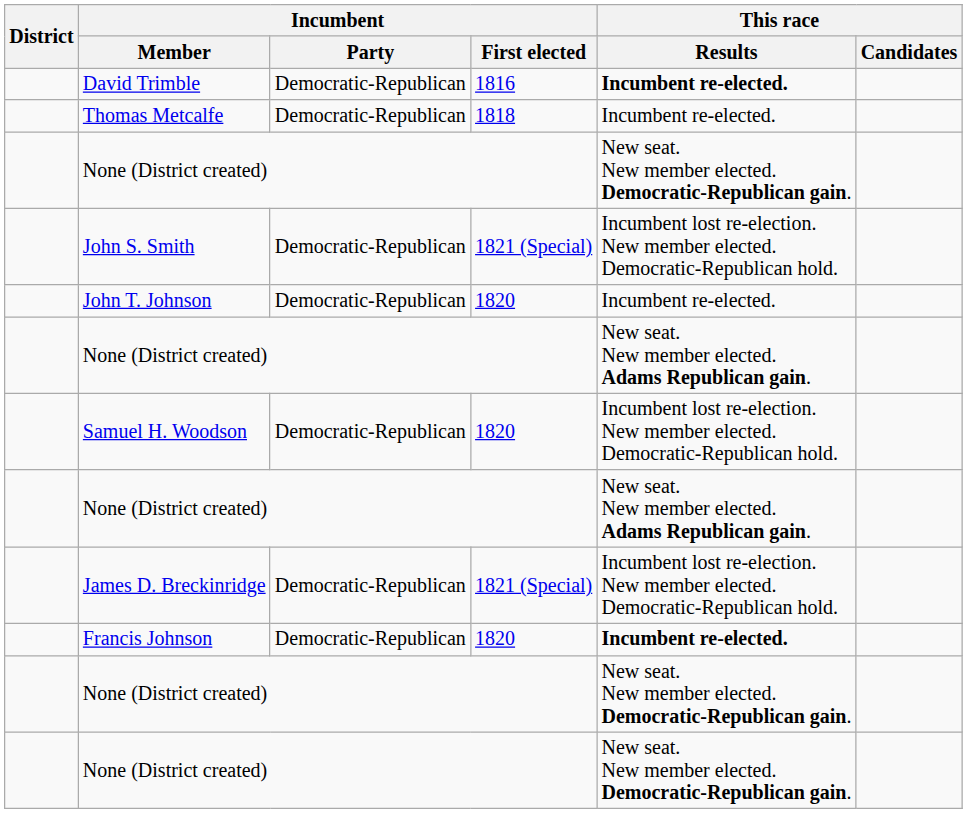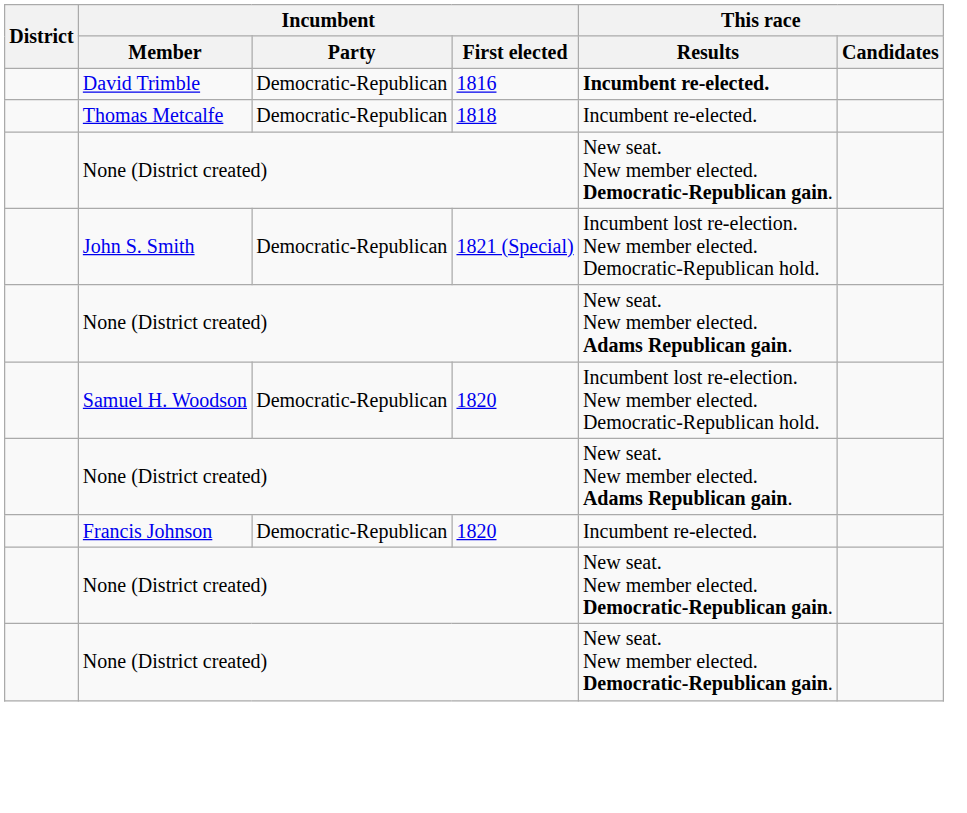- row: (147, 300)
- row: (174, 585)
(695, 639) bold -> (670, 530) normal
